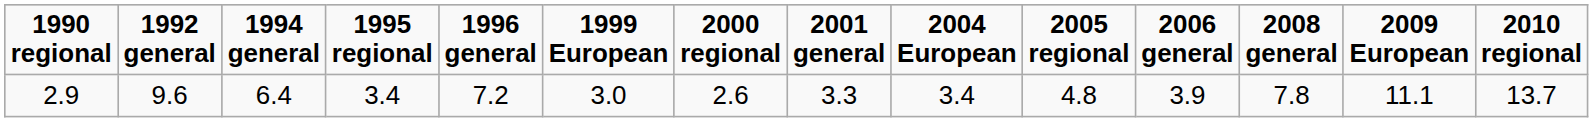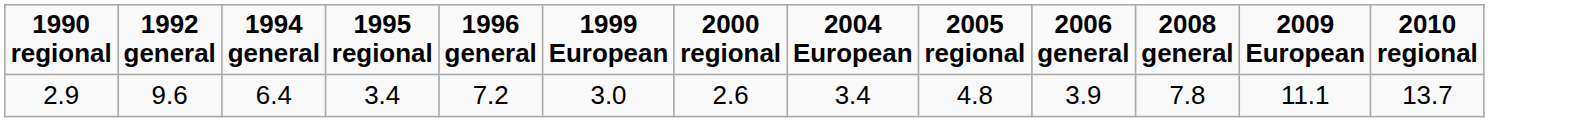- column: (839, 39)
